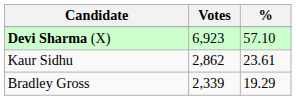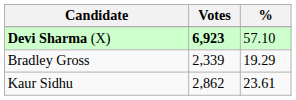(208, 38) normal -> (208, 38) bold
rows swapped: (40, 60) <-> (49, 83)
